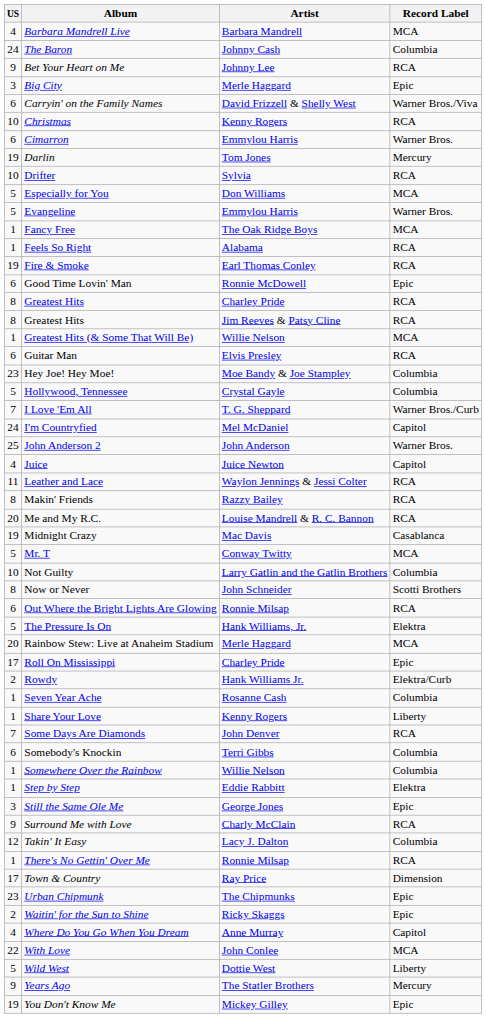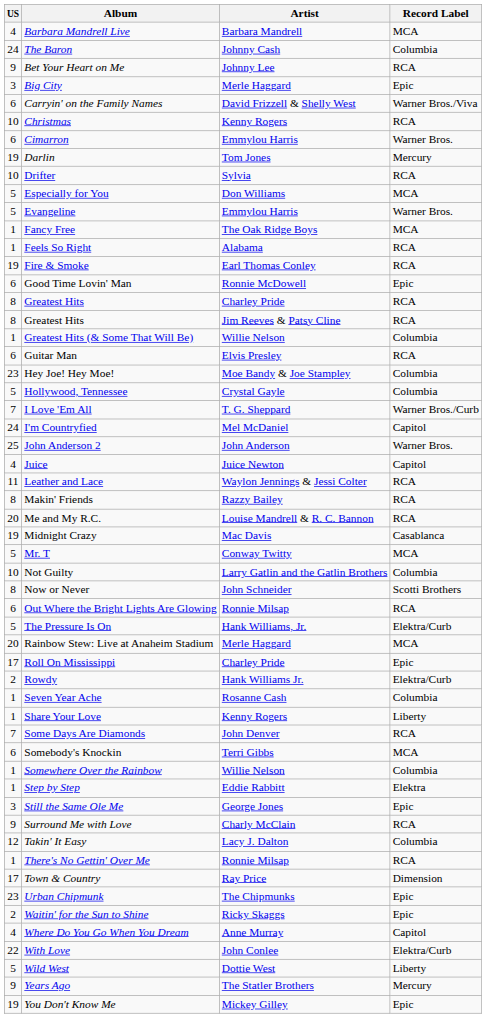(406, 337) MCA -> (415, 337) Columbia
(409, 626) Elektra -> (422, 626) Elektra/Curb
(415, 752) Columbia -> (406, 752) MCA
(406, 950) MCA -> (422, 950) Elektra/Curb
